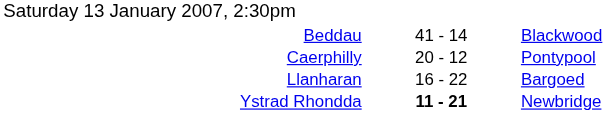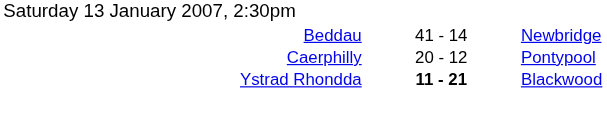(562, 35) Blackwood -> (561, 35) Newbridge
- row: (324, 79)
(561, 101) Newbridge -> (562, 79) Blackwood
